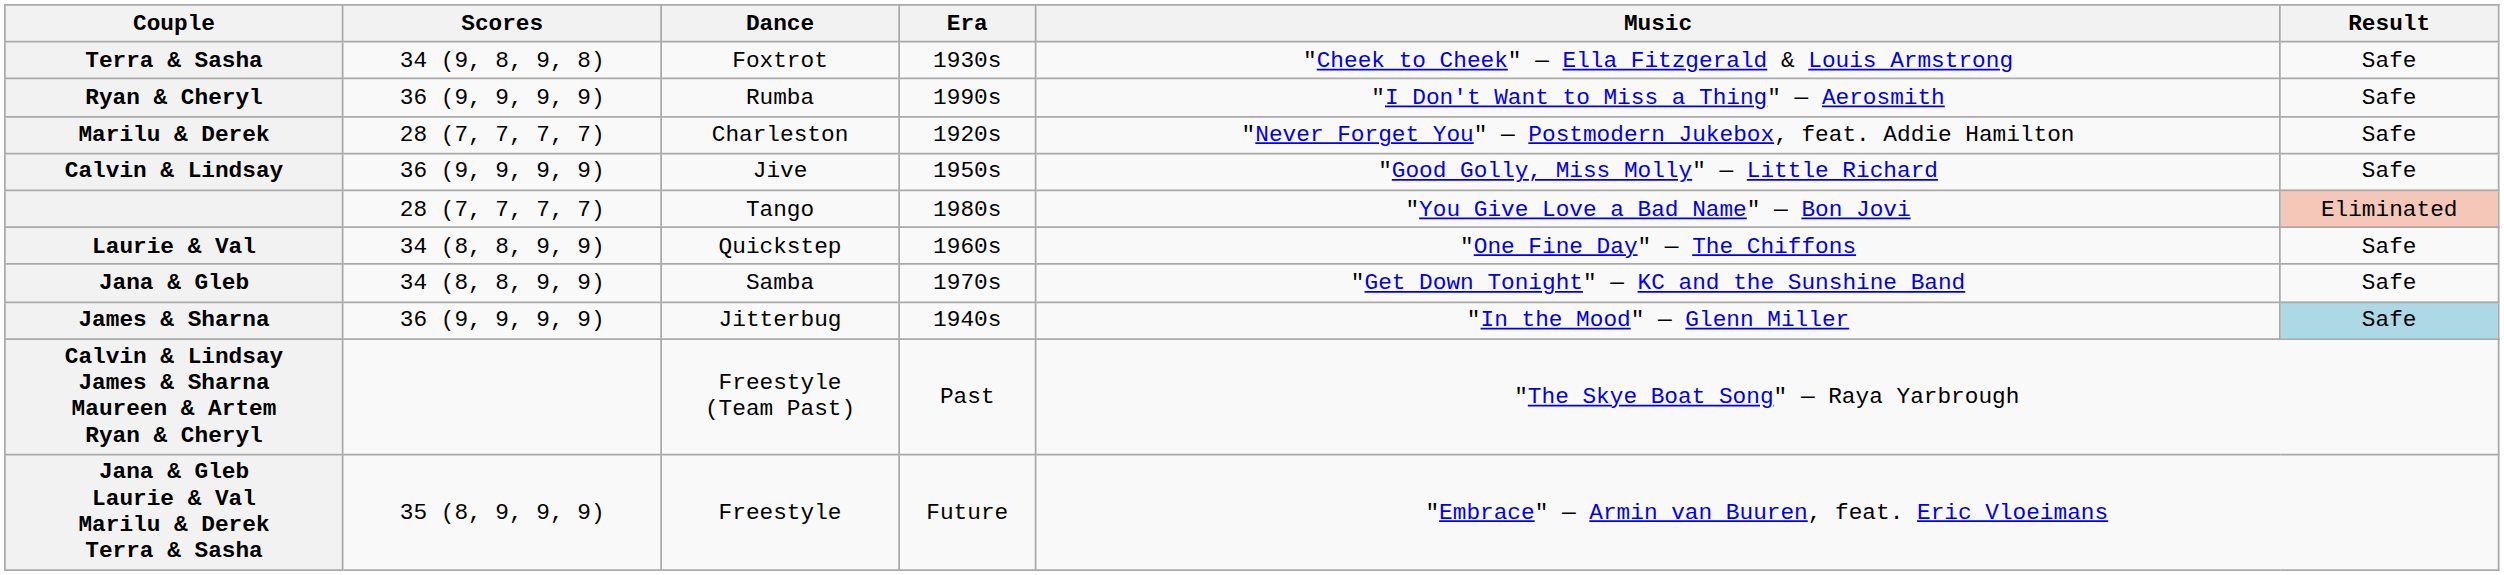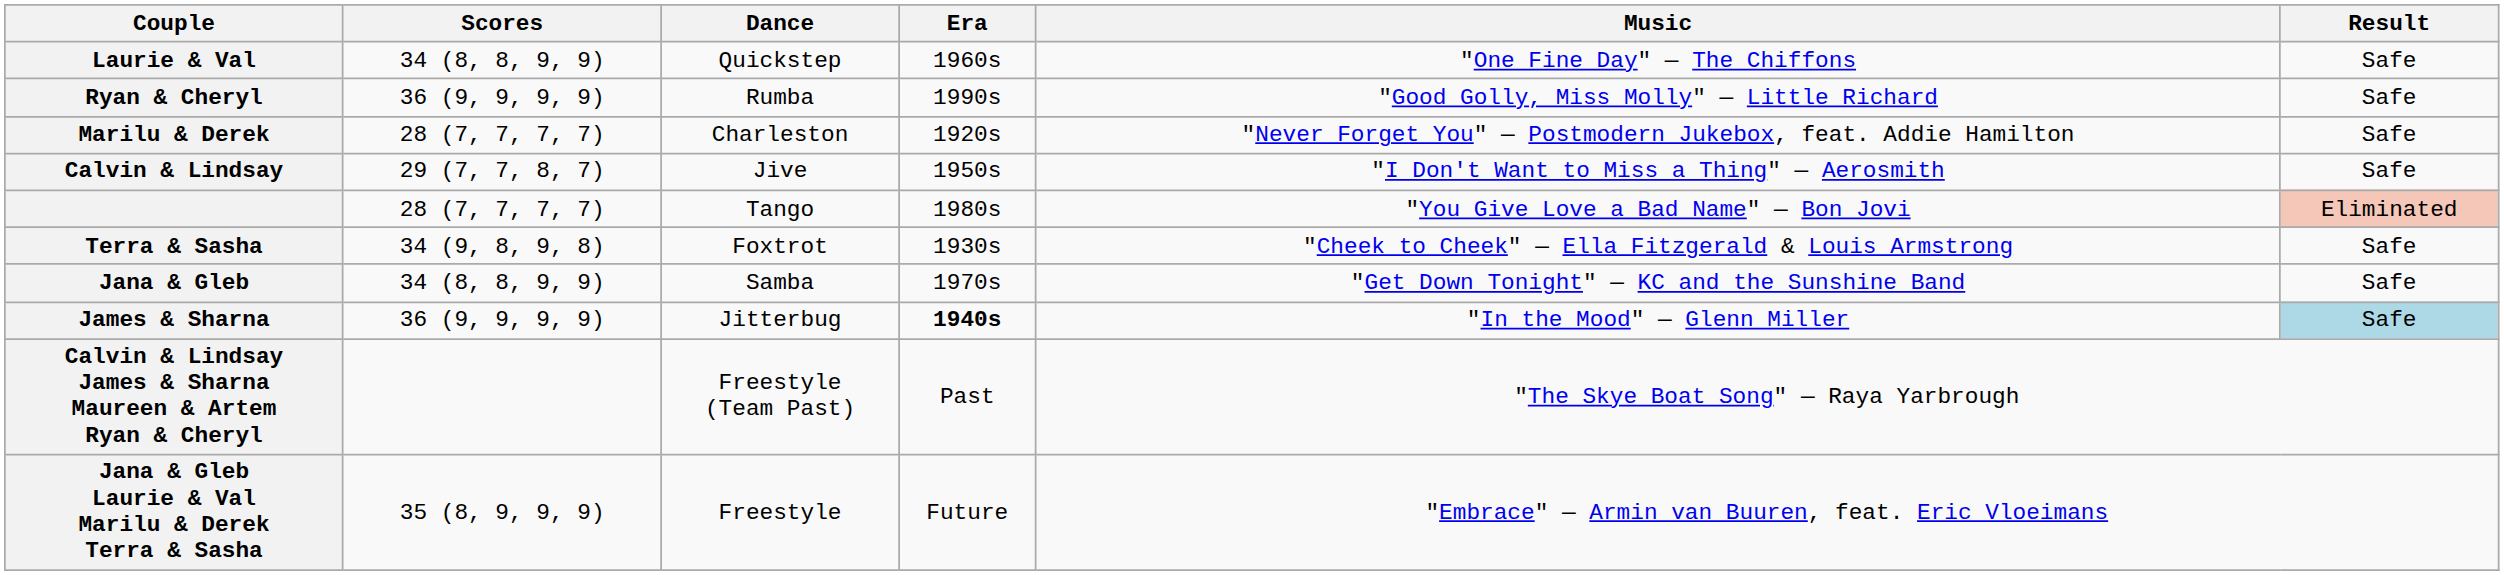rows swapped: (174, 246) <-> (174, 60)
(1658, 98) "I Don't Want to Miss a Thing" — Aerosmith -> (1658, 98) "Good Golly, Miss Molly" — Little Richard
(502, 172) 36 (9, 9, 9, 9) -> (502, 172) 29 (7, 7, 8, 7)
(1658, 172) "Good Golly, Miss Molly" — Little Richard -> (1658, 172) "I Don't Want to Miss a Thing" — Aerosmith
(967, 320) normal -> (967, 320) bold
